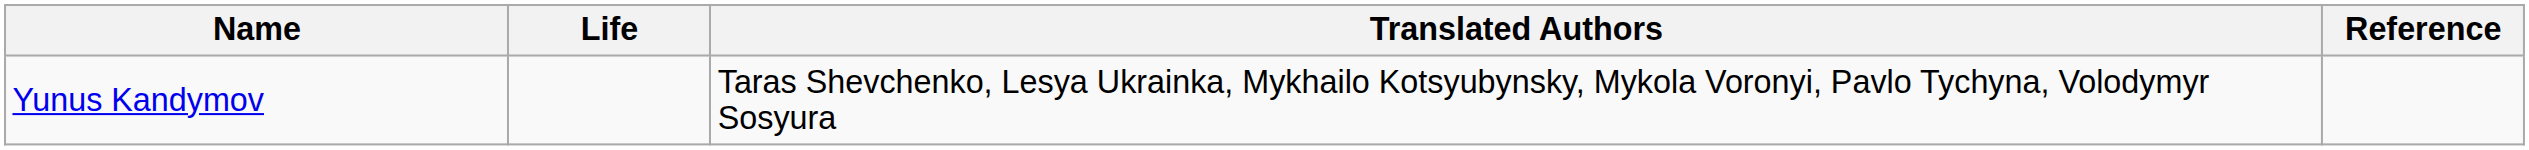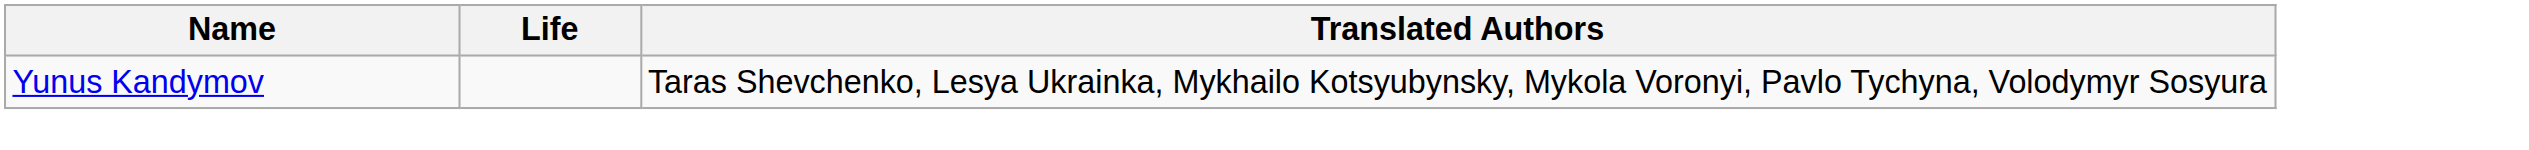- column: (2423, 30)
